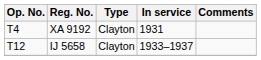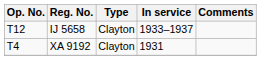rows swapped: (70, 30) <-> (67, 47)
